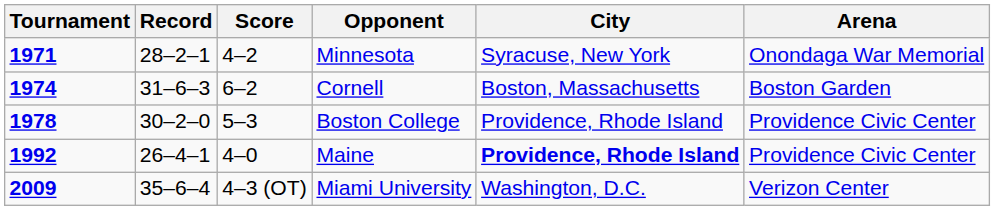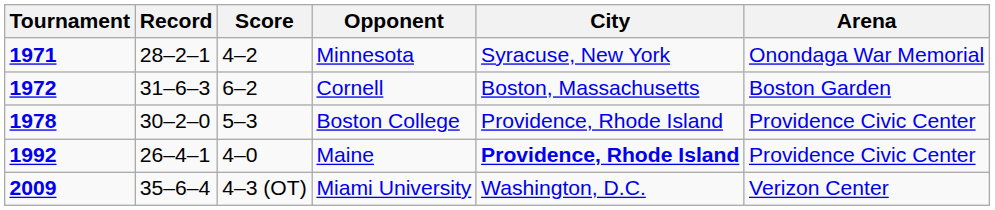(33, 88) 1974 -> (33, 88) 1972
